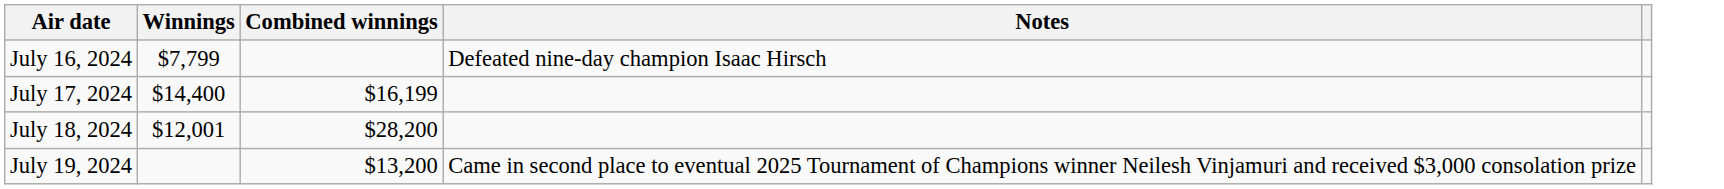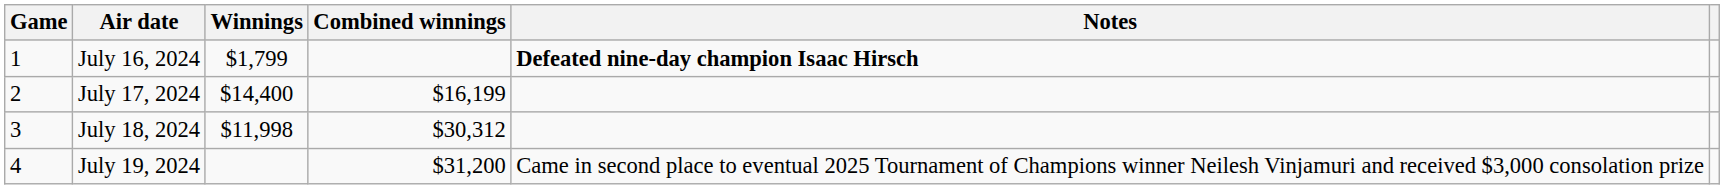+ column: (39, 22)
(189, 58) $7,799 -> (257, 58) $1,799
(637, 58) normal -> (717, 58) bold
(189, 129) $12,001 -> (257, 129) $11,998
(401, 129) $28,200 -> (469, 129) $30,312
(401, 165) $13,200 -> (469, 165) $31,200
